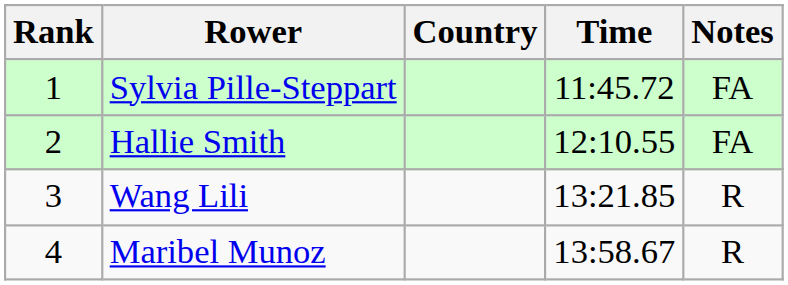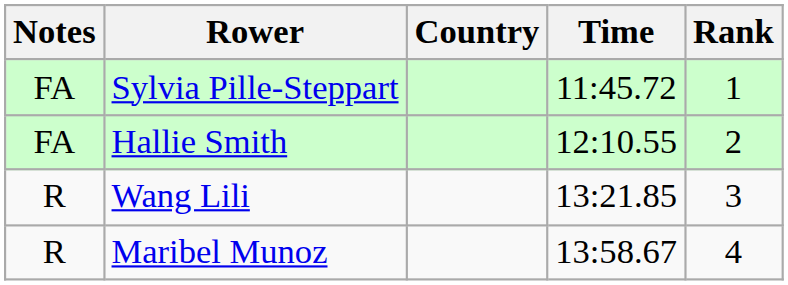columns swapped: (53, 31) <-> (732, 31)
